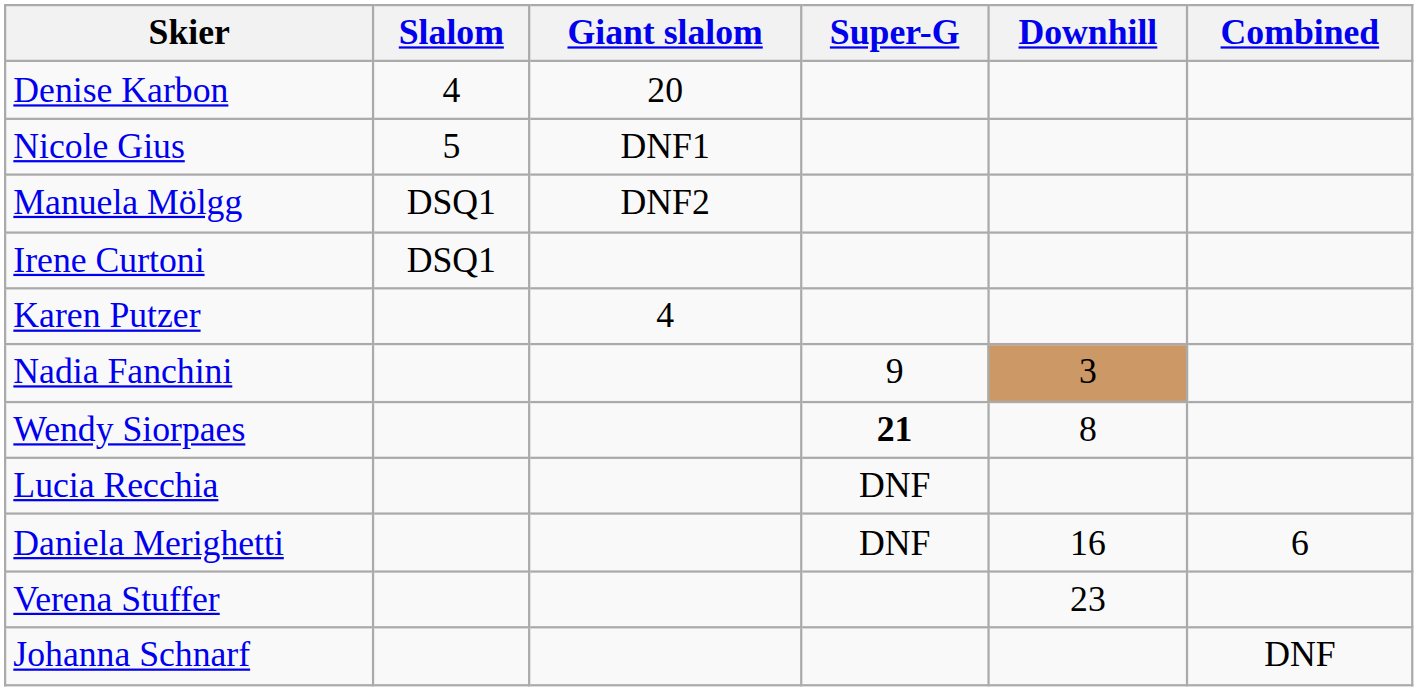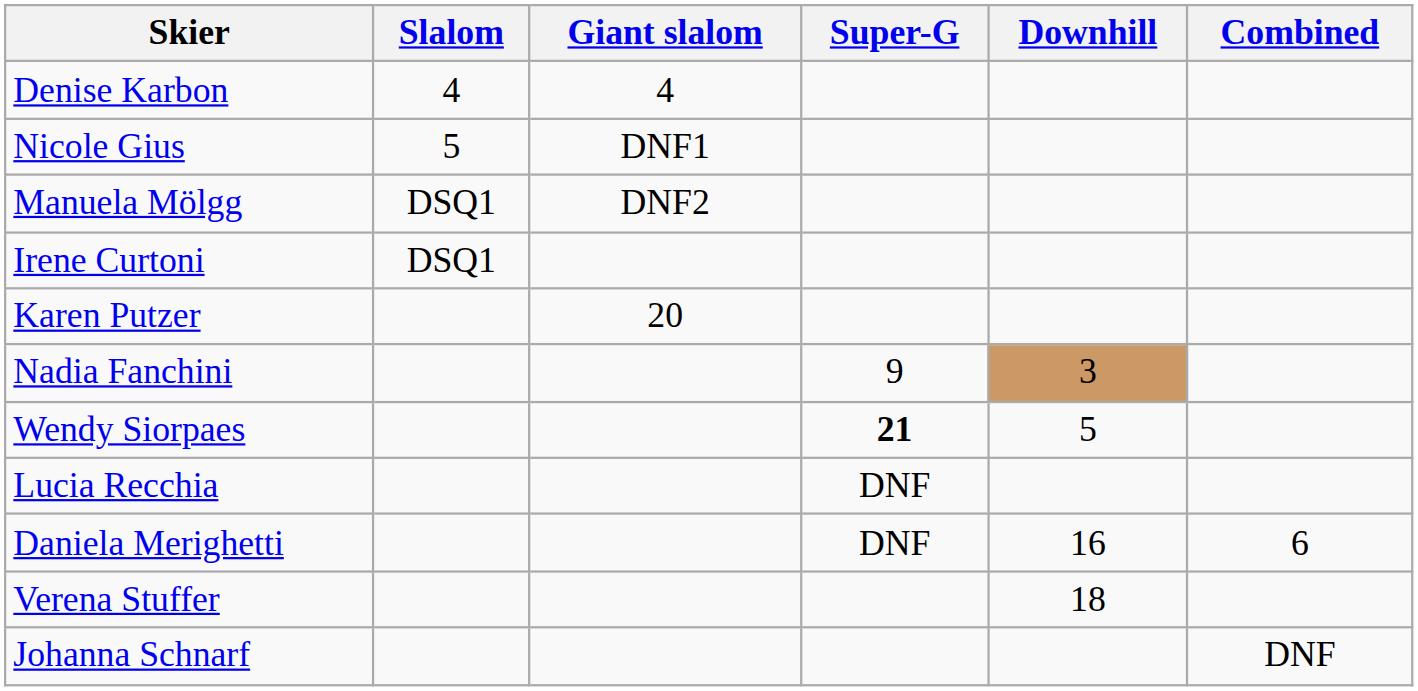(665, 89) 20 -> (665, 89) 4
(665, 315) 4 -> (665, 315) 20
(1088, 428) 8 -> (1088, 428) 5
(1088, 598) 23 -> (1088, 598) 18
